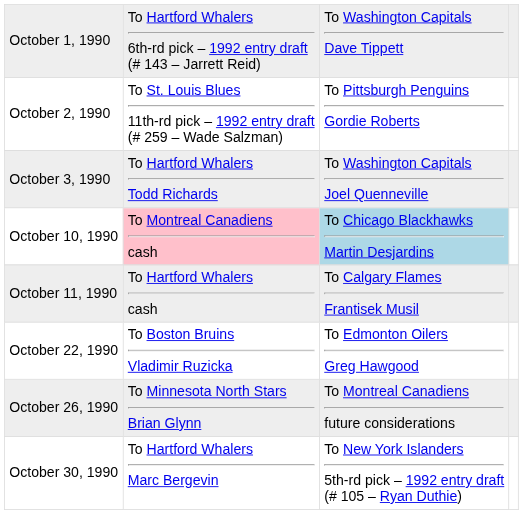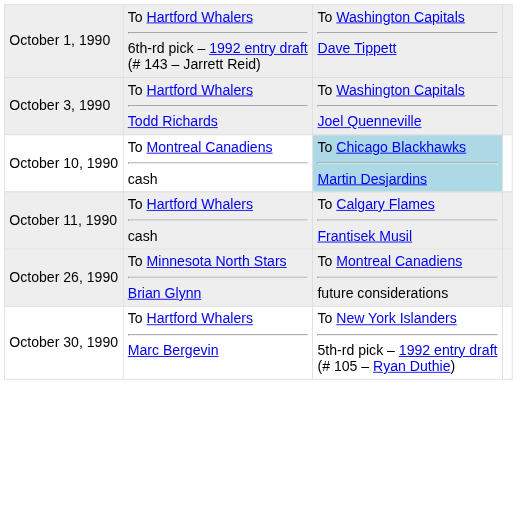- row: (60, 114)
(221, 236) pink background -> (218, 163) no background
- row: (64, 350)
